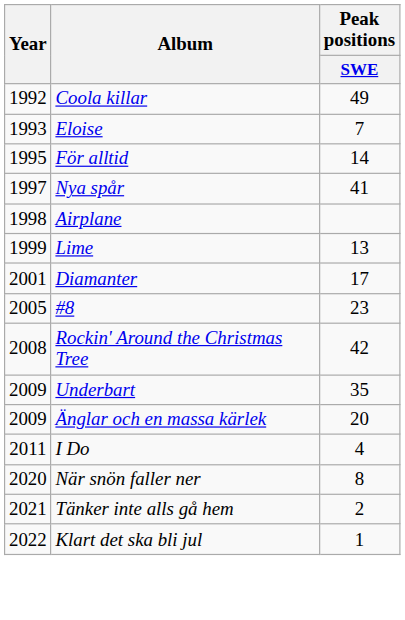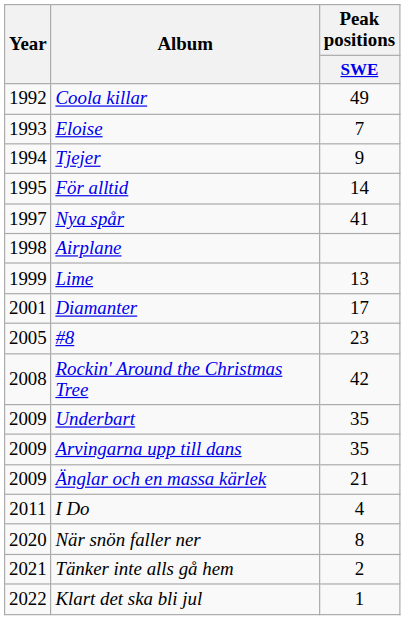+ row: (78, 158)
+ row: (148, 449)
(359, 419) 20 -> (359, 479) 21
